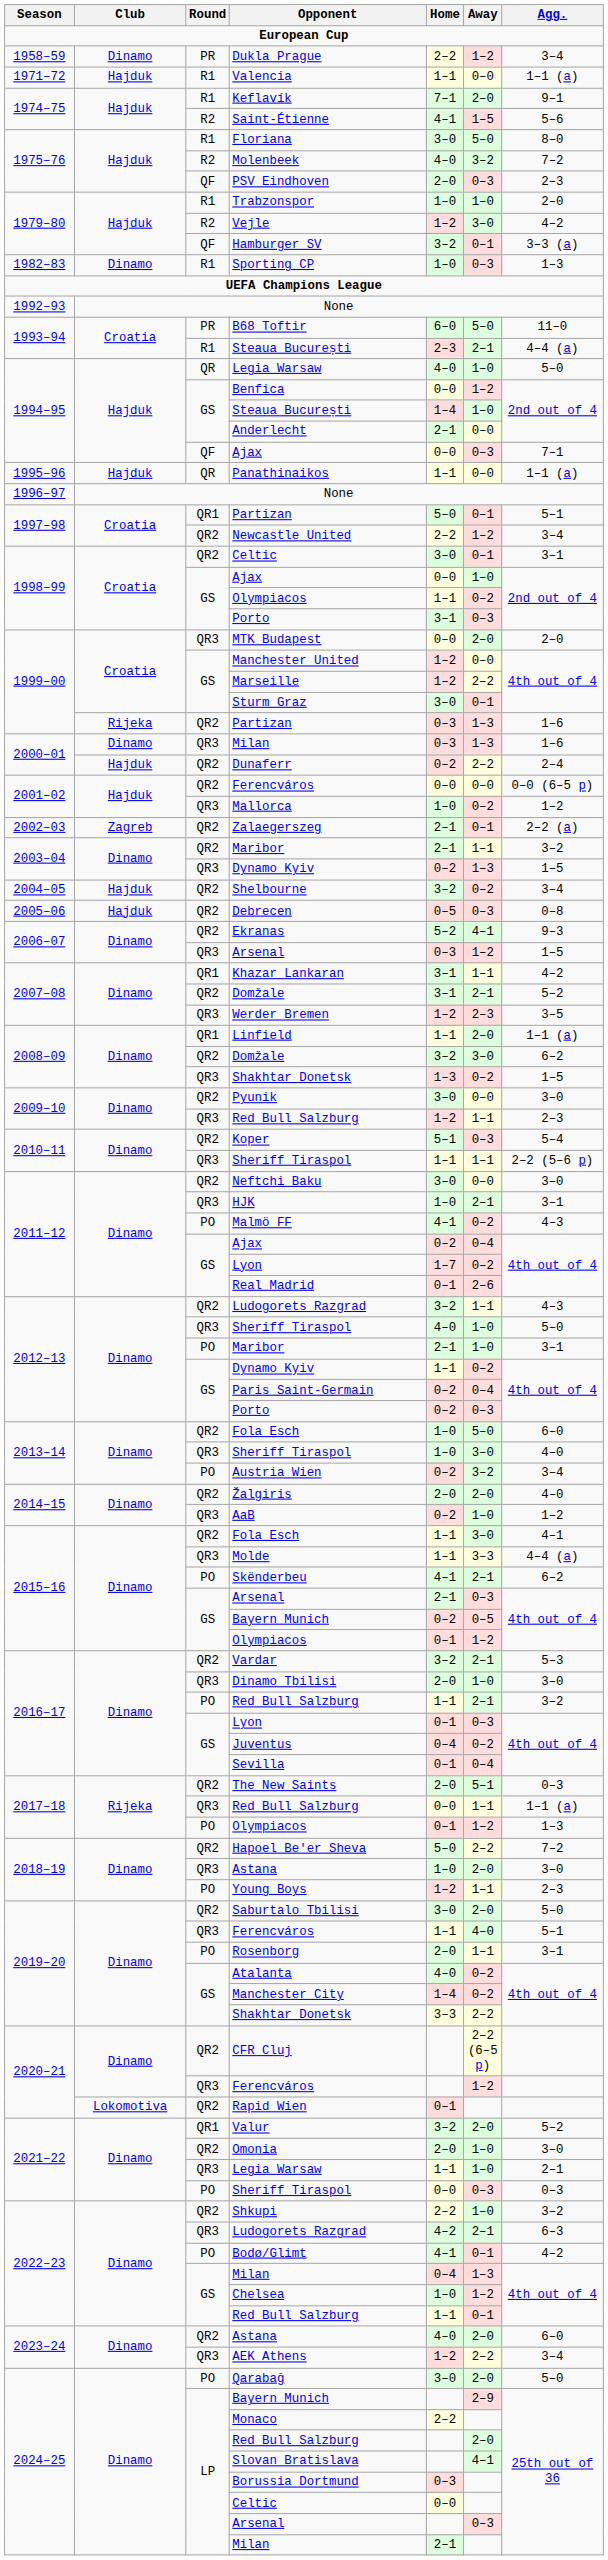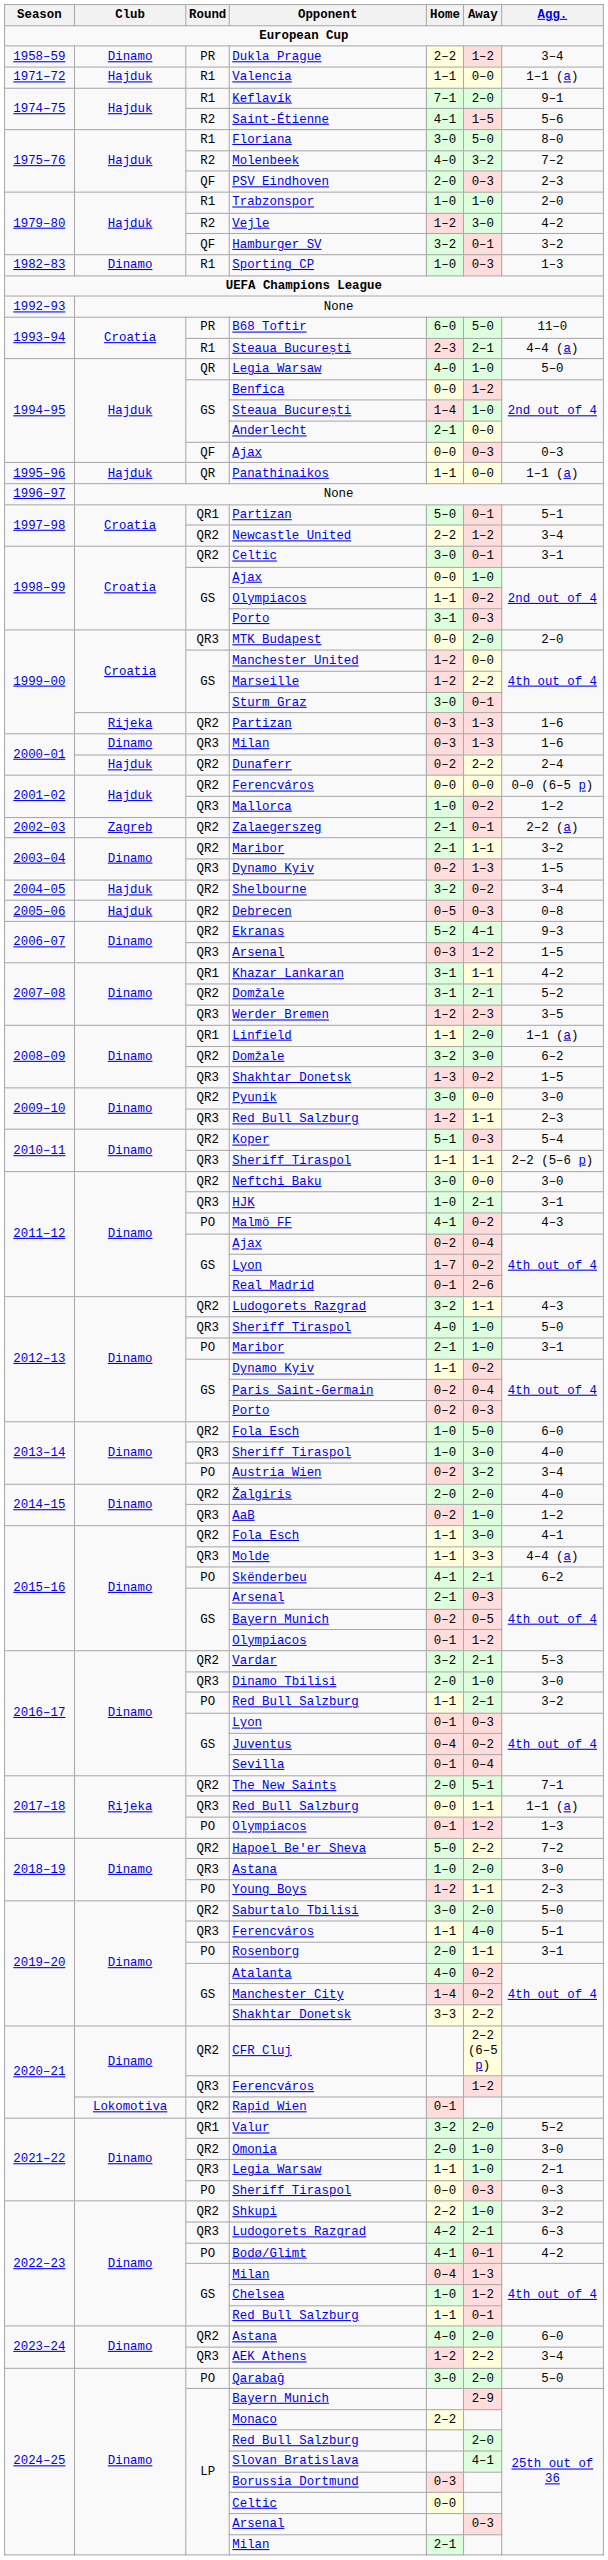(552, 244) 3–3 (a) -> (552, 244) 3–2
(552, 452) 7–1 -> (552, 452) 0–3
(552, 1786) 0–3 -> (552, 1786) 7–1
